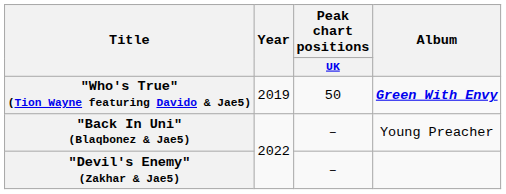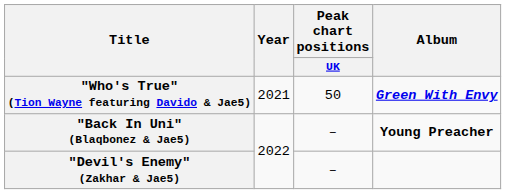(274, 95) 2019 -> (274, 95) 2021
(437, 132) normal -> (437, 132) bold
